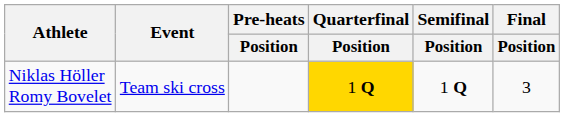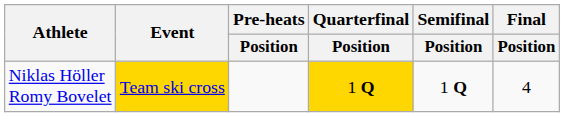(172, 86) no background -> (172, 86) gold background
(526, 86) 3 -> (526, 86) 4
